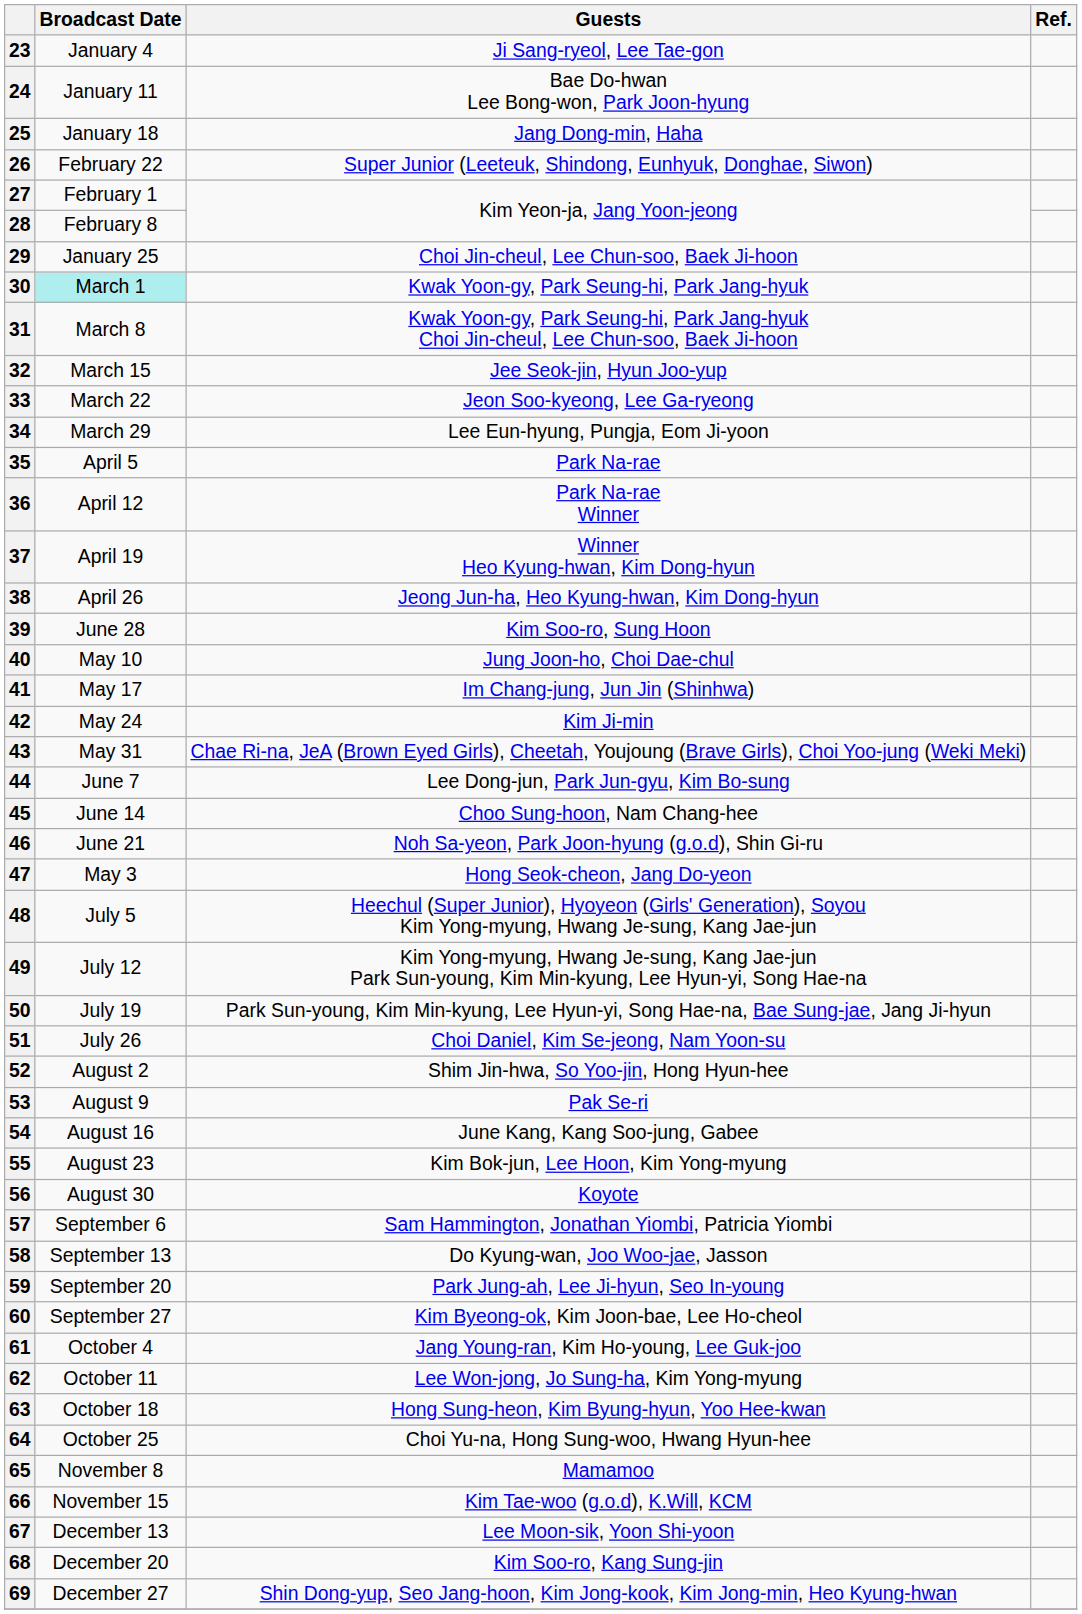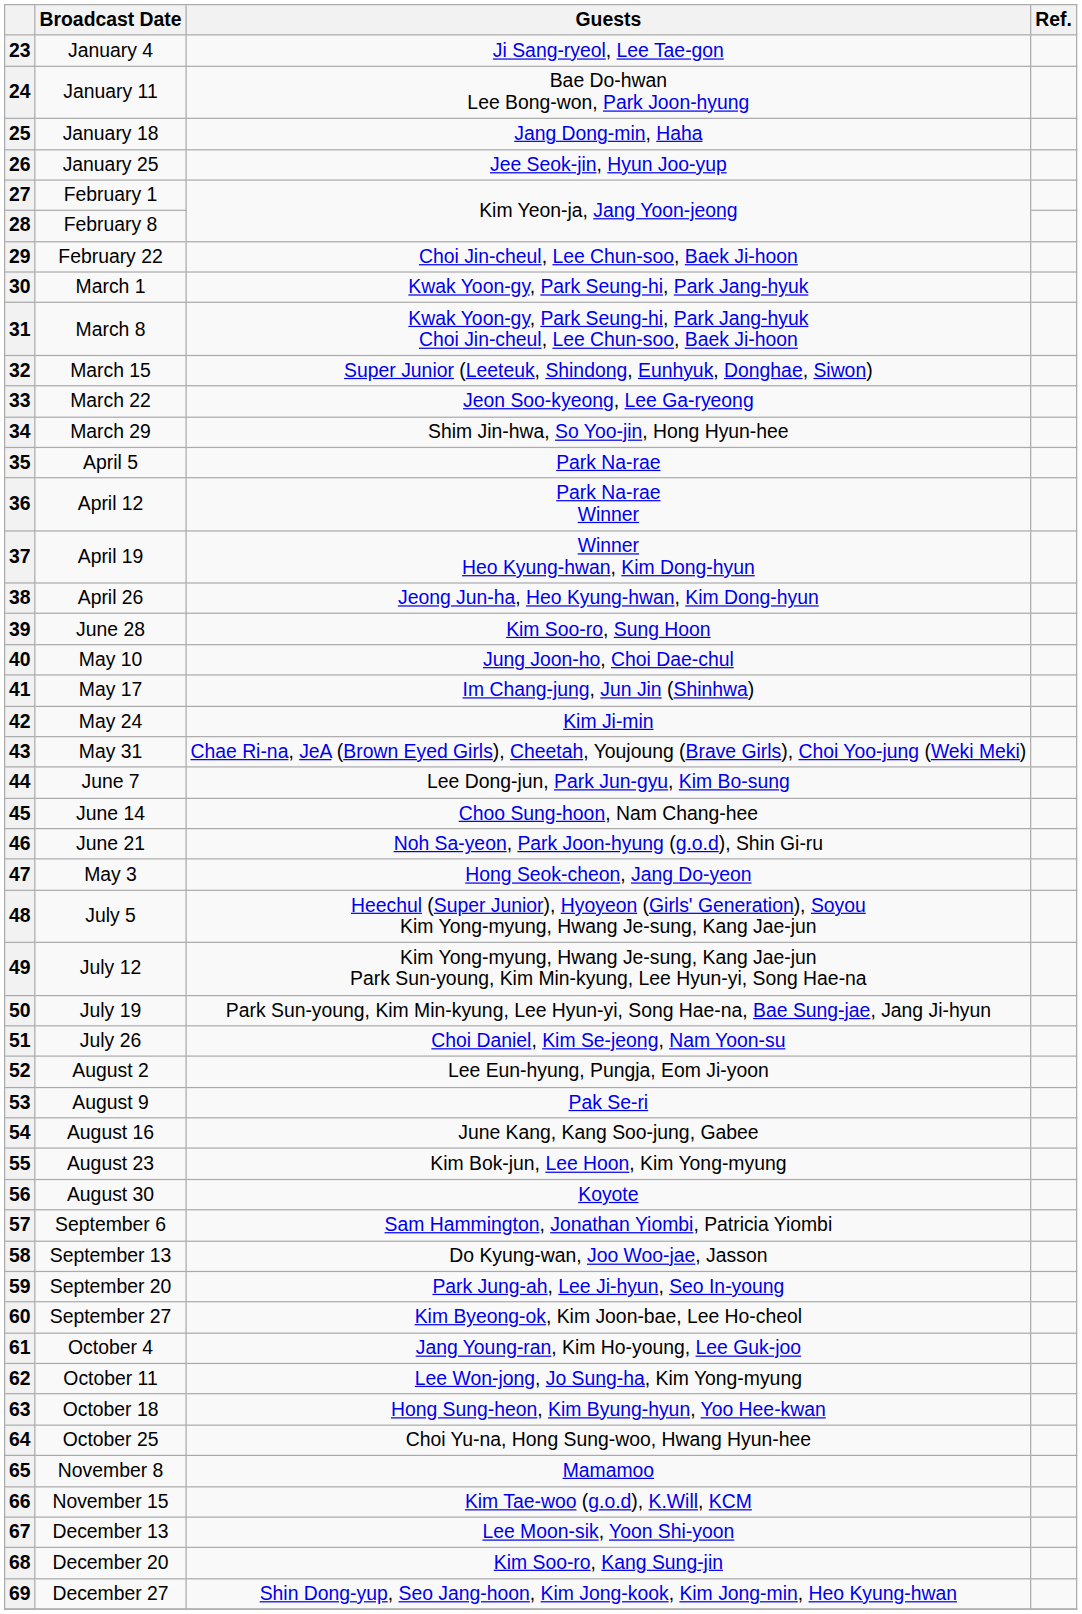(111, 164) February 22 -> (111, 164) January 25
(608, 164) Super Junior (Leeteuk, Shindong, Eunhyuk, Donghae, Siwon) -> (608, 164) Jee Seok-jin, Hyun Joo-yup
(111, 256) January 25 -> (111, 256) February 22
(111, 287) paleturquoise background -> (111, 287) no background
(608, 370) Jee Seok-jin, Hyun Joo-yup -> (608, 370) Super Junior (Leeteuk, Shindong, Eunhyuk, Donghae, Siwon)
(608, 431) Lee Eun-hyung, Pungja, Eom Ji-yoon -> (608, 431) Shim Jin-hwa, So Yoo-jin, Hong Hyun-hee
(608, 1071) Shim Jin-hwa, So Yoo-jin, Hong Hyun-hee -> (608, 1071) Lee Eun-hyung, Pungja, Eom Ji-yoon
